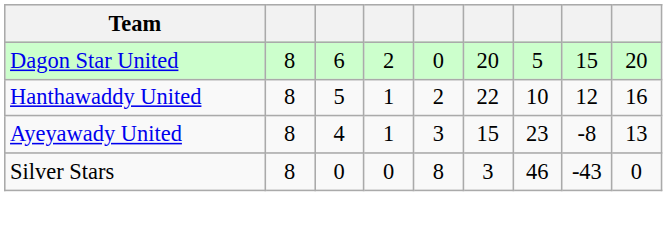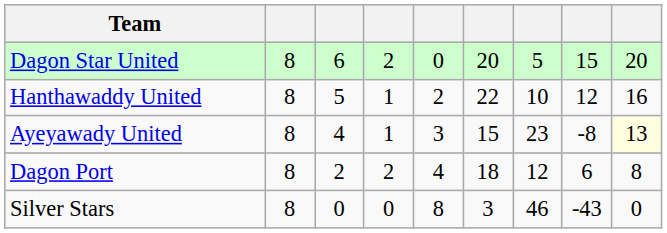(636, 134) no background -> (636, 134) lightyellow background
+ row: (61, 171)
